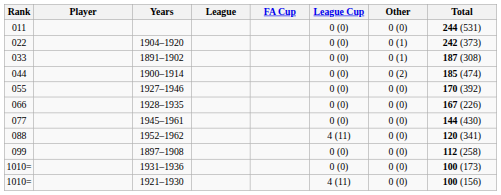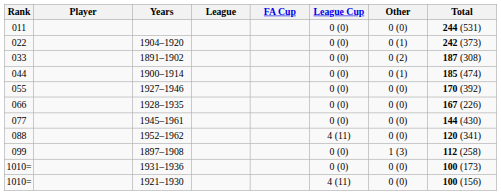(398, 58) 0 (1) -> (398, 58) 0 (2)
(398, 74) 0 (2) -> (398, 74) 0 (1)
(398, 151) 0 (0) -> (398, 151) 1 (3)
